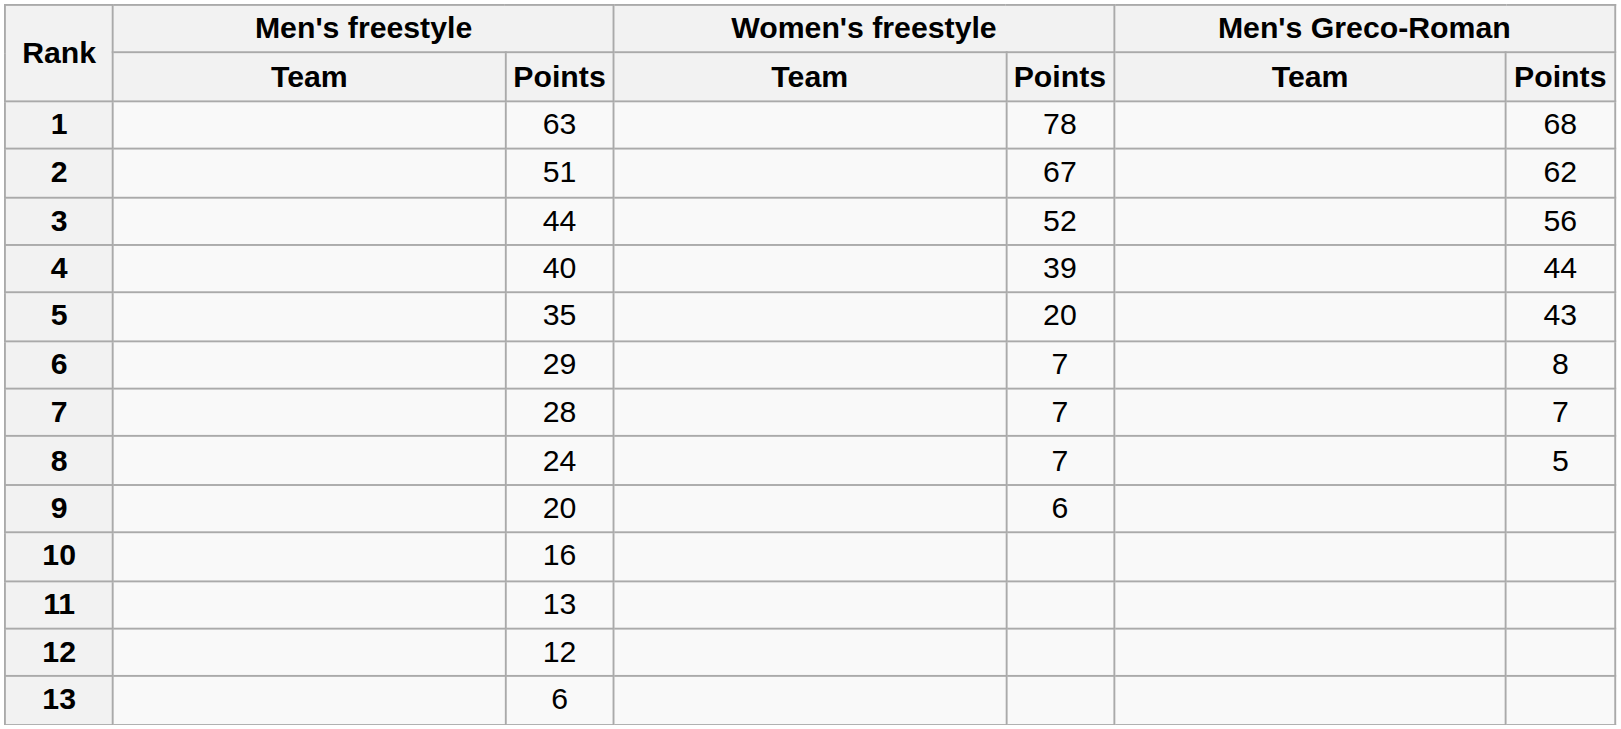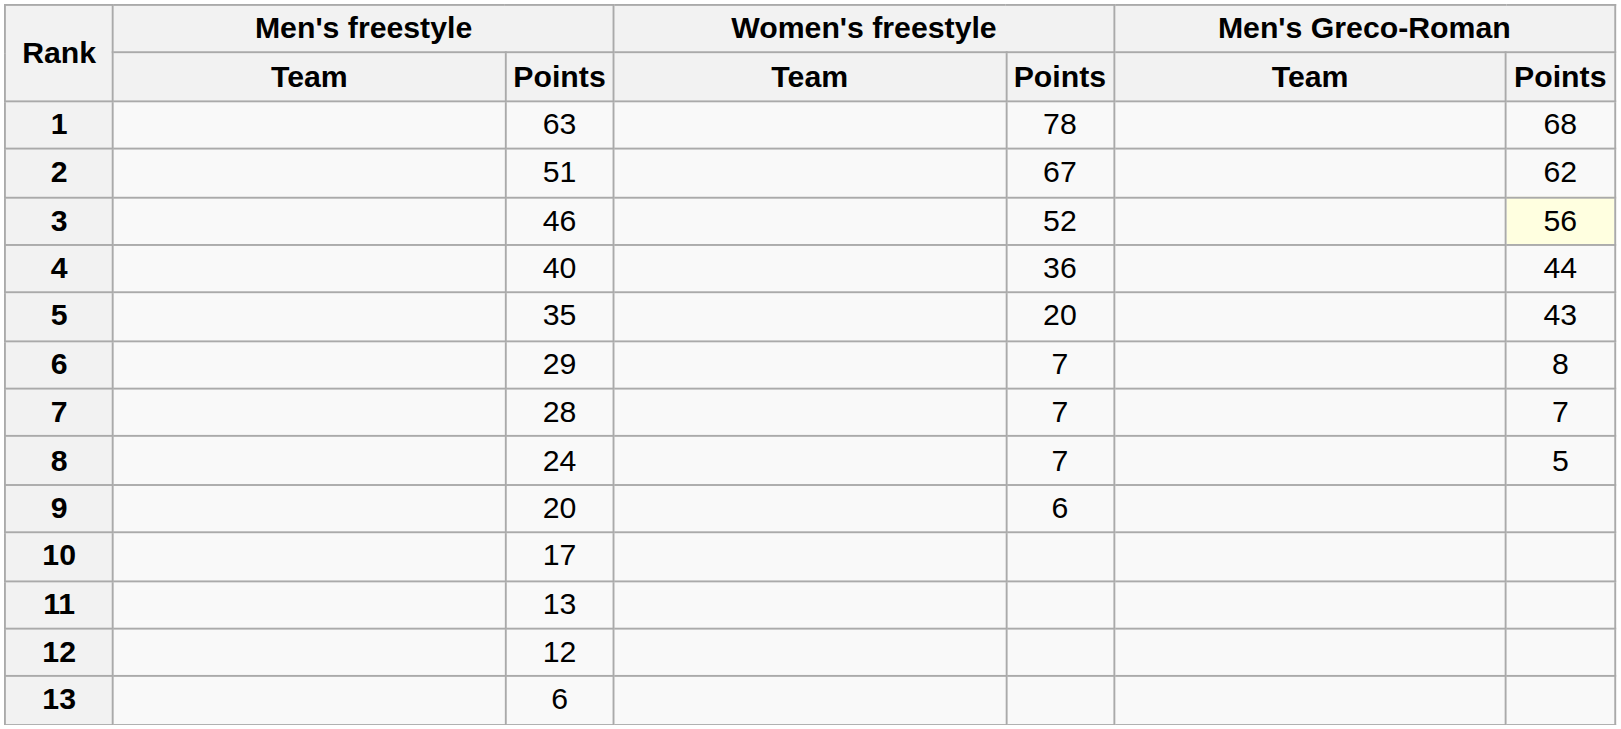(560, 220) 44 -> (560, 220) 46
(1560, 220) no background -> (1560, 220) lightyellow background
(1060, 268) 39 -> (1060, 268) 36
(560, 556) 16 -> (560, 556) 17
